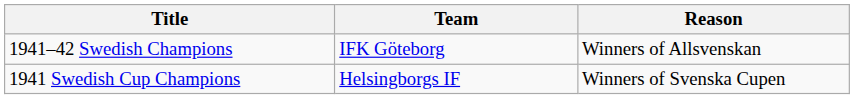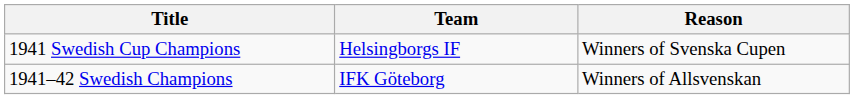rows swapped: (121, 49) <-> (125, 78)
